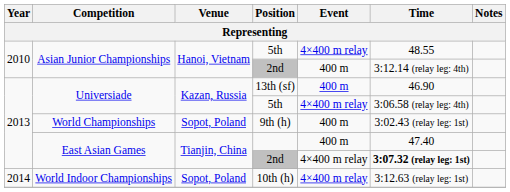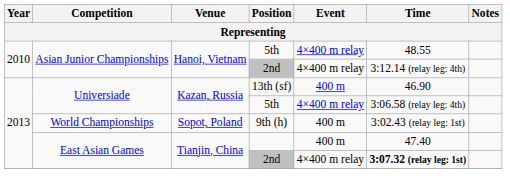(334, 68) 400 m -> (330, 68) 4×400 m relay
- row: (104, 178)
